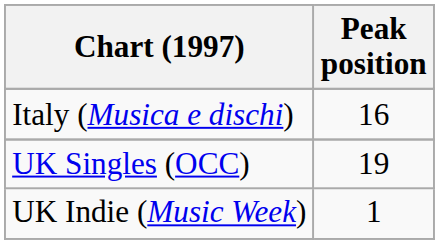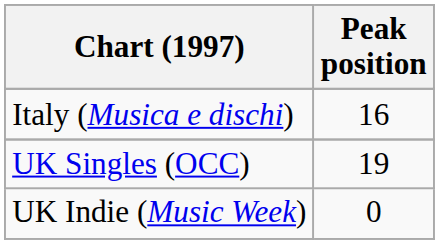(374, 212) 1 -> (374, 212) 0
